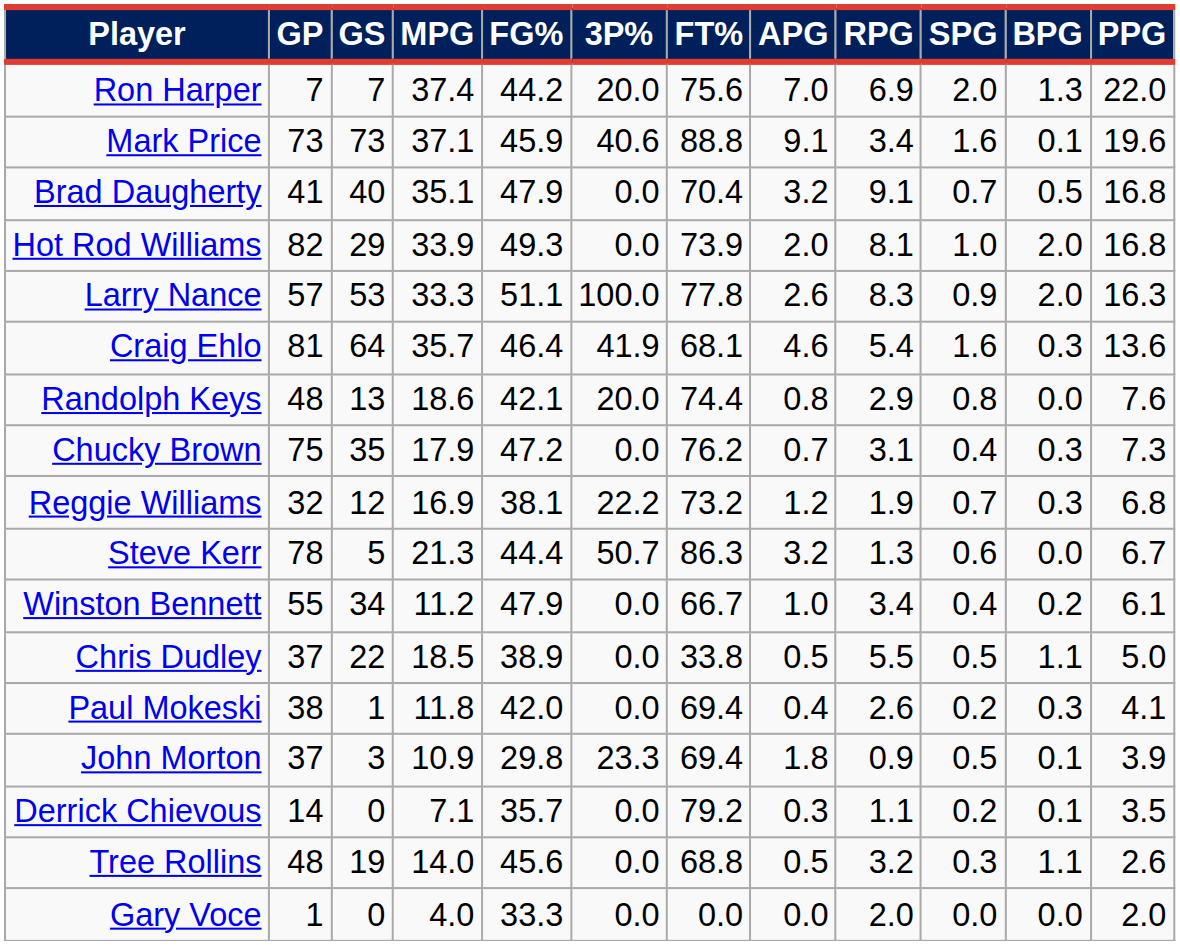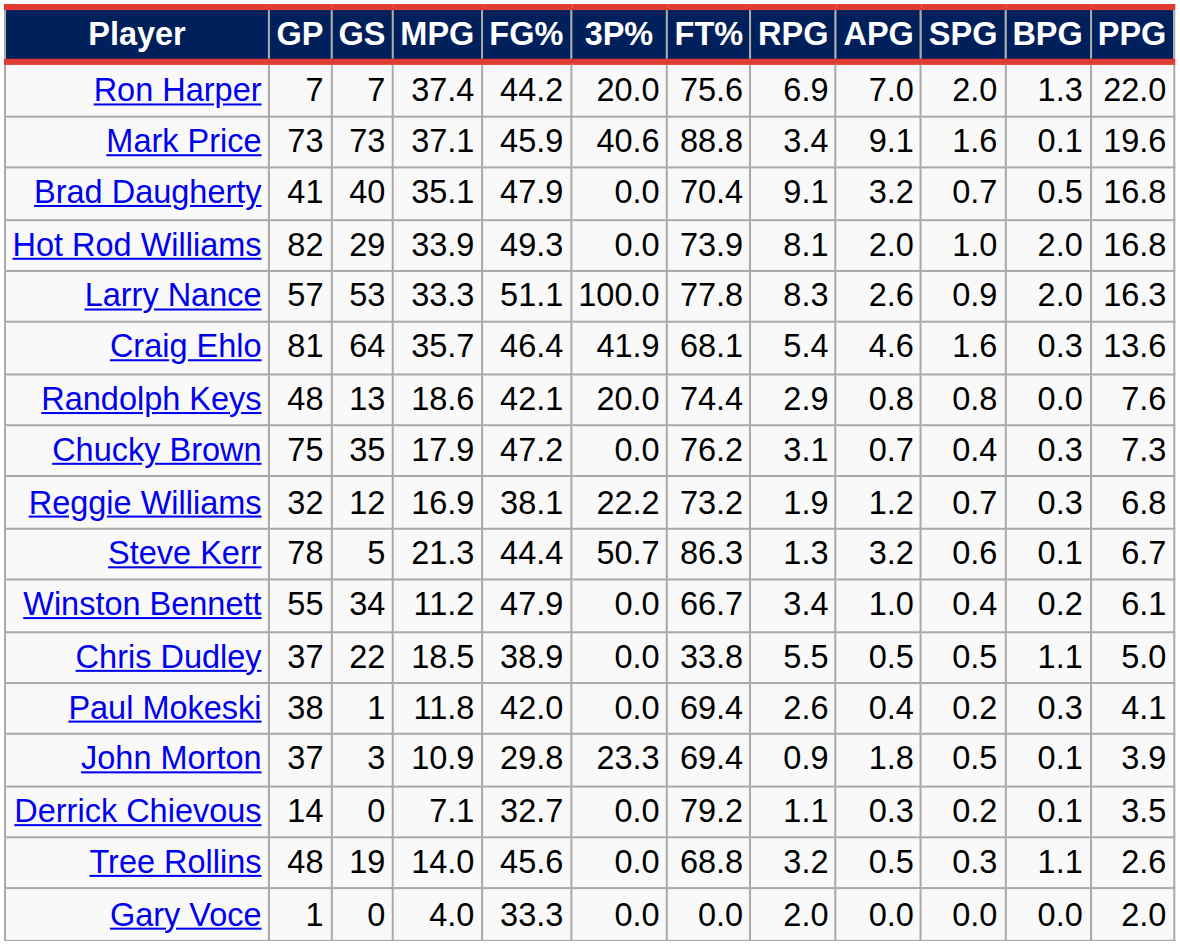columns swapped: (879, 34) <-> (793, 34)
(1060, 553) 0.0 -> (1060, 553) 0.1
(532, 811) 35.7 -> (532, 811) 32.7
